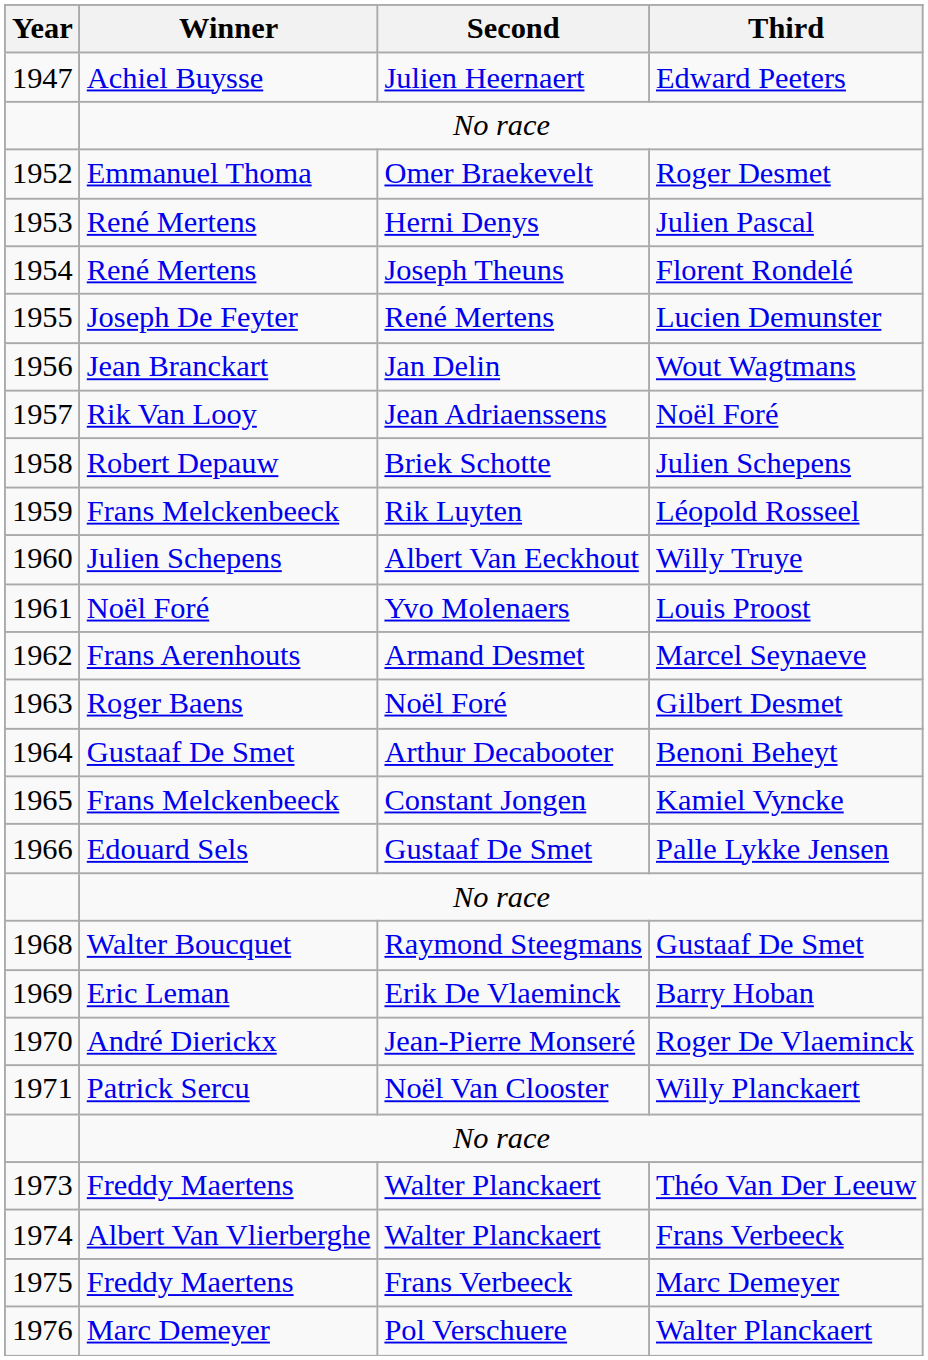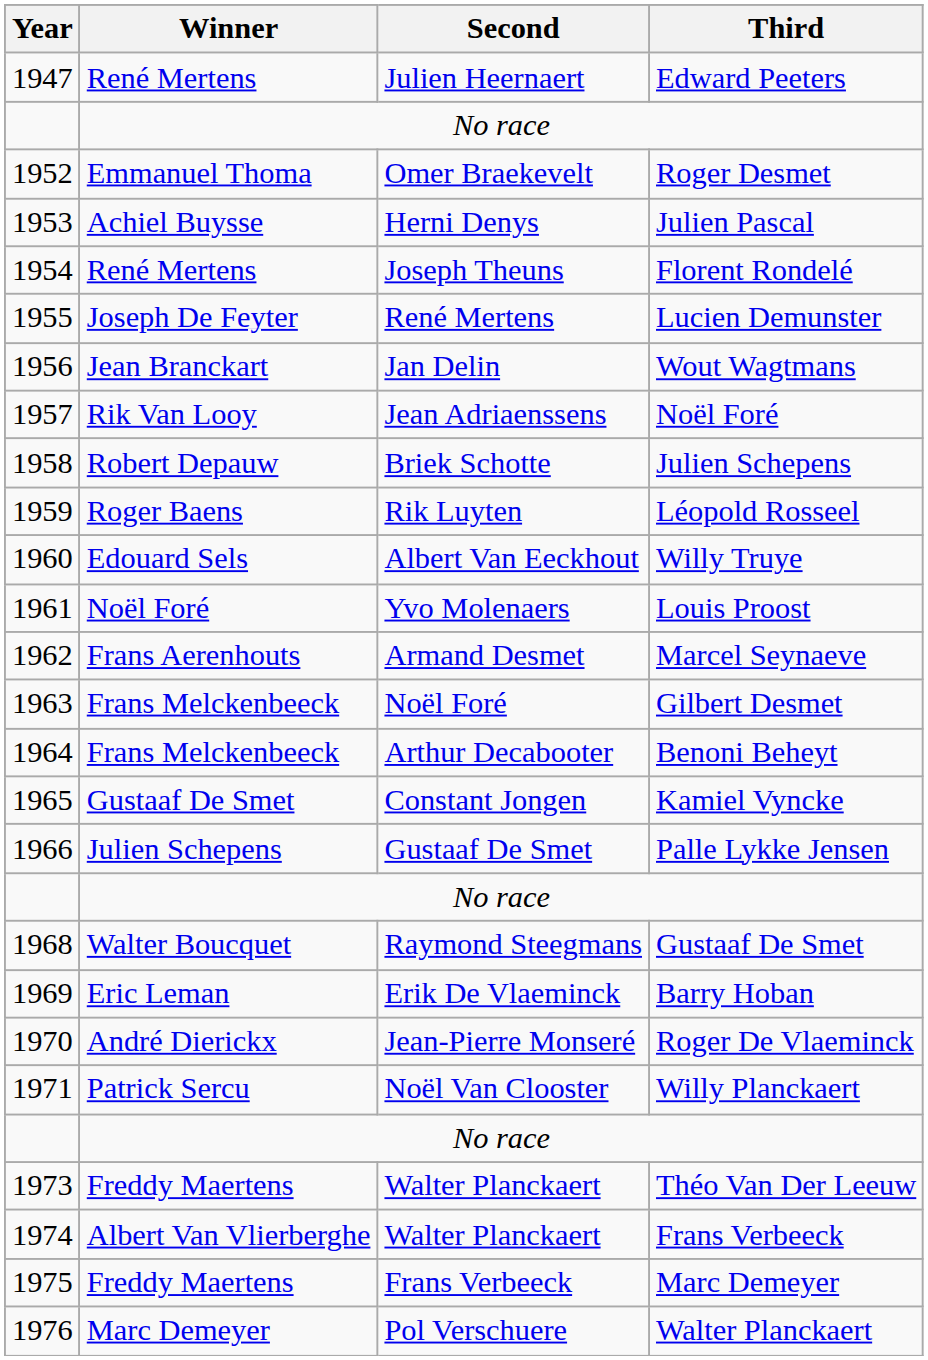(175, 76) Achiel Buysse -> (172, 76) René Mertens
(172, 221) René Mertens -> (175, 221) Achiel Buysse
(213, 510) Frans Melckenbeeck -> (165, 510) Roger Baens
(184, 558) Julien Schepens -> (167, 558) Edouard Sels
(165, 703) Roger Baens -> (213, 703) Frans Melckenbeeck
(191, 751) Gustaaf De Smet -> (213, 751) Frans Melckenbeeck
(213, 800) Frans Melckenbeeck -> (191, 800) Gustaaf De Smet
(167, 848) Edouard Sels -> (184, 848) Julien Schepens
